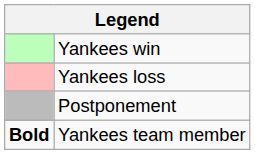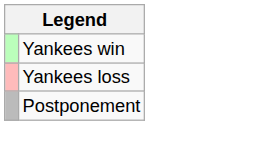- row: (152, 135)
